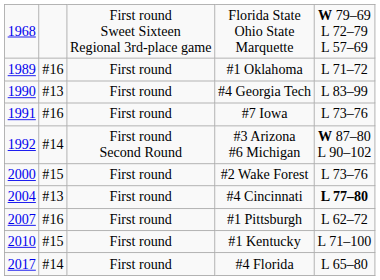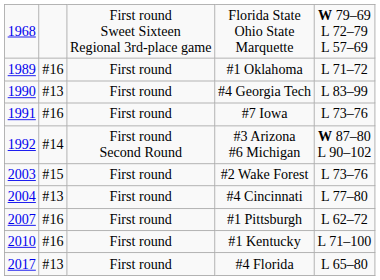(22, 174) 2000 -> (22, 174) 2003
(344, 197) bold -> (344, 197) normal
(53, 241) #15 -> (53, 241) #16
(53, 264) #14 -> (53, 264) #13
